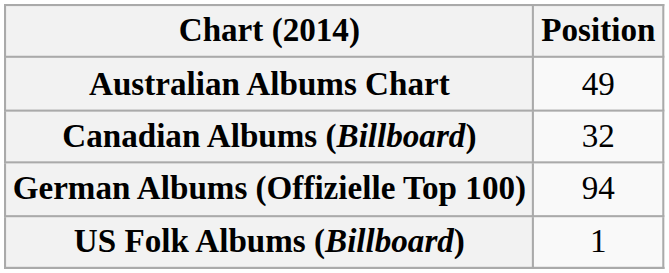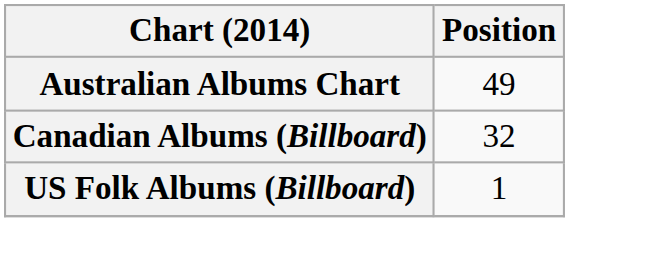- row: (269, 188)
